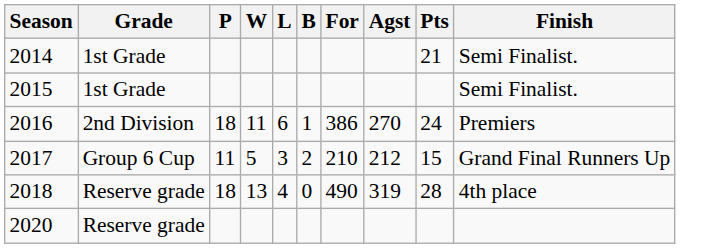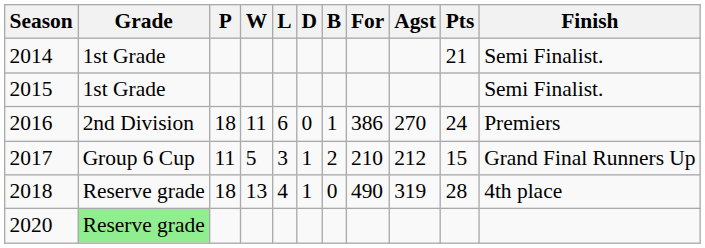+ column: (309, 21)
(144, 225) no background -> (144, 225) lightgreen background
